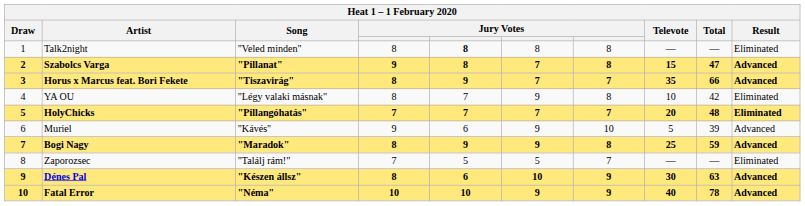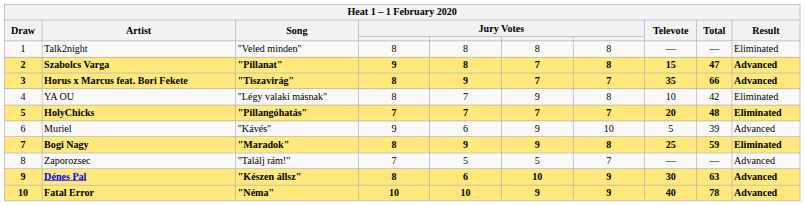(466, 49) bold -> (466, 49) normal
(756, 145) Advanced -> (758, 145) Eliminated
(756, 161) Eliminated -> (755, 161) Advanced
